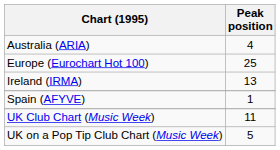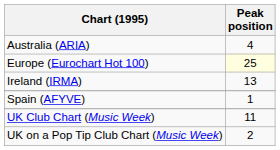(250, 63) no background -> (250, 63) lightyellow background
(250, 136) 5 -> (250, 136) 2
